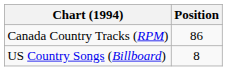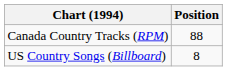(197, 35) 86 -> (197, 35) 88
